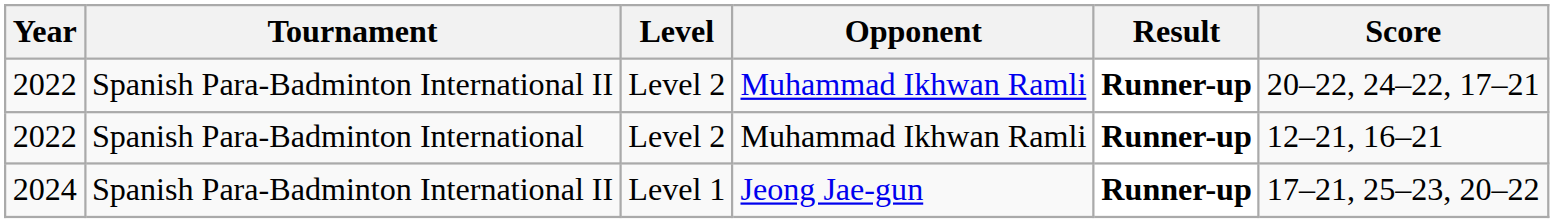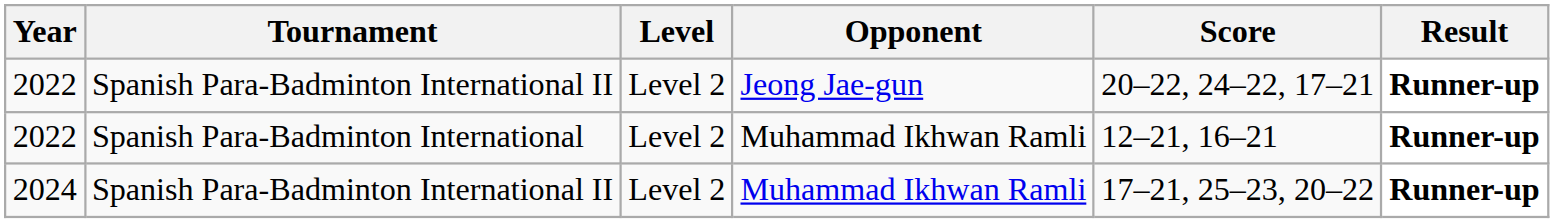columns swapped: (1403, 31) <-> (1177, 31)
(913, 84) Muhammad Ikhwan Ramli -> (832, 84) Jeong Jae-gun
(677, 190) Level 1 -> (677, 190) Level 2
(832, 190) Jeong Jae-gun -> (913, 190) Muhammad Ikhwan Ramli
